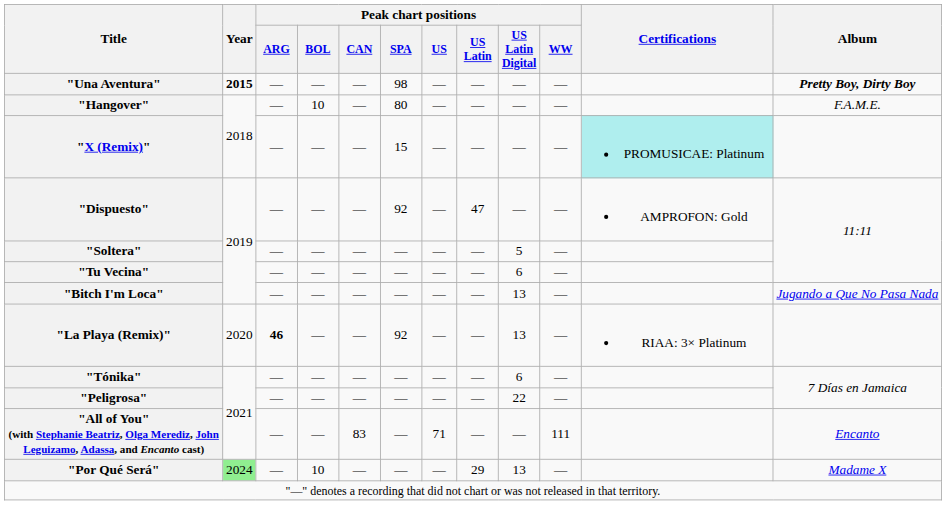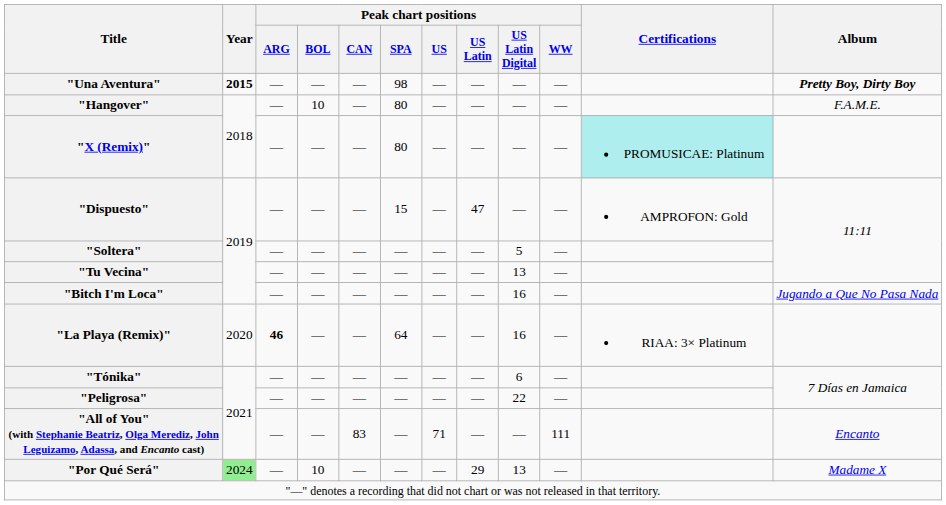(401, 146) 15 -> (401, 146) 80
(401, 209) 92 -> (401, 209) 15
(519, 272) 6 -> (519, 272) 13
(519, 293) 13 -> (519, 293) 16
(401, 335) 92 -> (401, 335) 64
(519, 335) 13 -> (519, 335) 16
